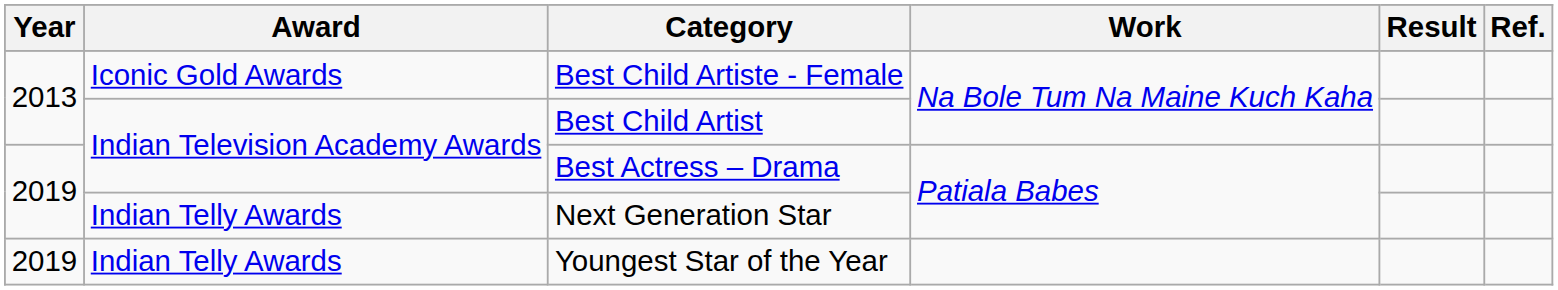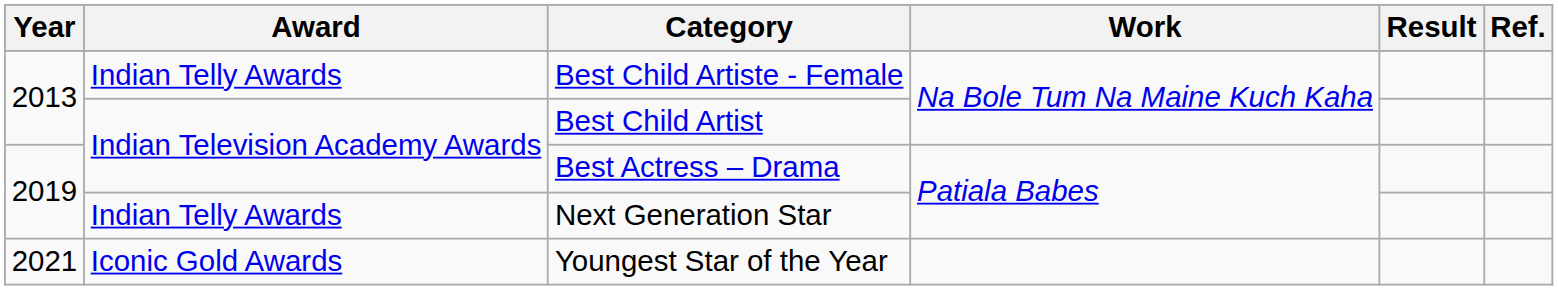(217, 74) Iconic Gold Awards -> (216, 74) Indian Telly Awards
(44, 261) 2019 -> (44, 261) 2021
(216, 261) Indian Telly Awards -> (217, 261) Iconic Gold Awards
